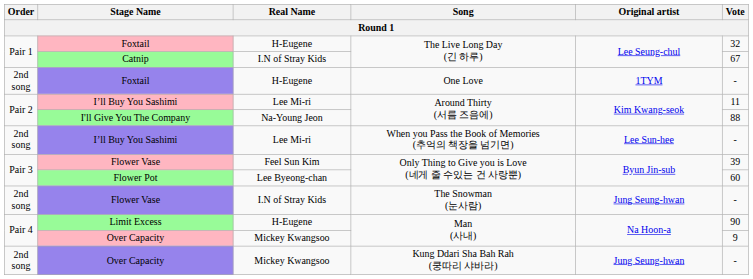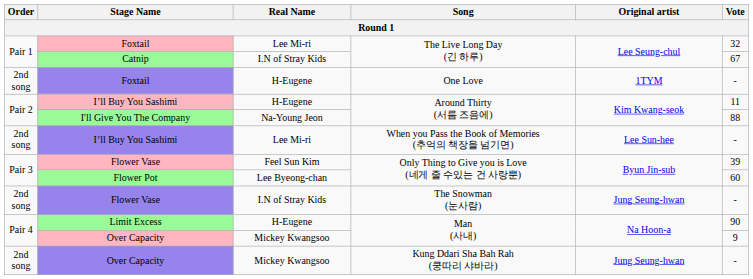(292, 43) H-Eugene -> (292, 43) Lee Mi-ri
(292, 102) Lee Mi-ri -> (292, 102) H-Eugene
